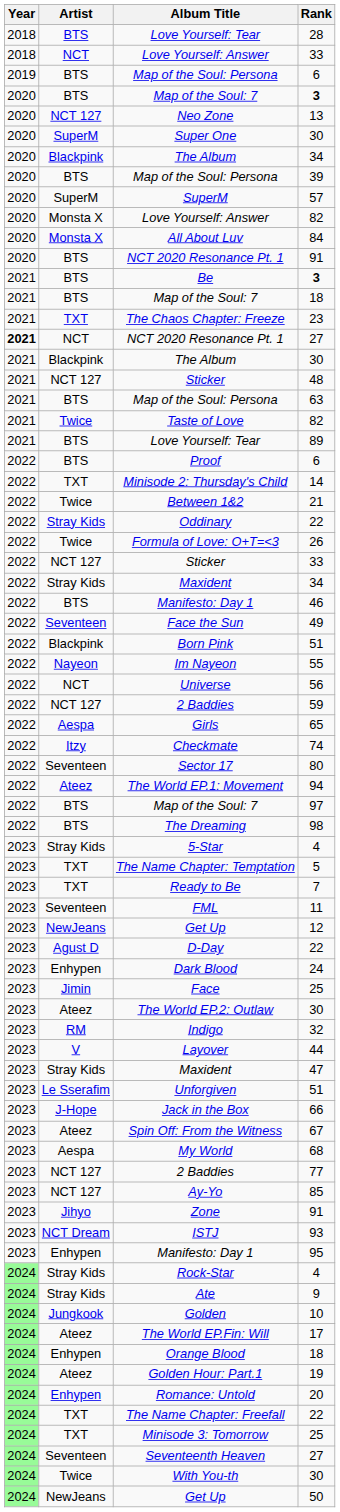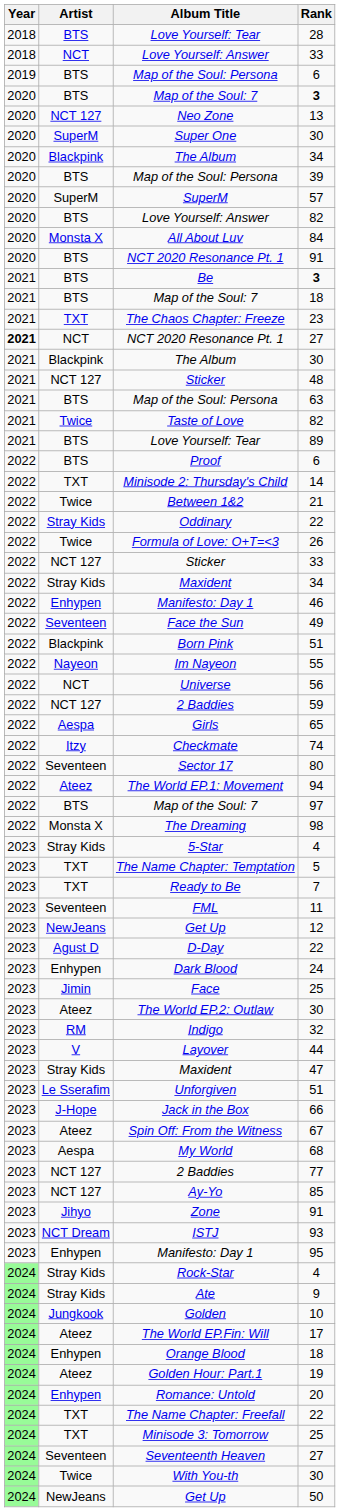(76, 217) Monsta X -> (76, 217) BTS
(76, 603) BTS -> (76, 603) Enhypen
(76, 826) BTS -> (76, 826) Monsta X
